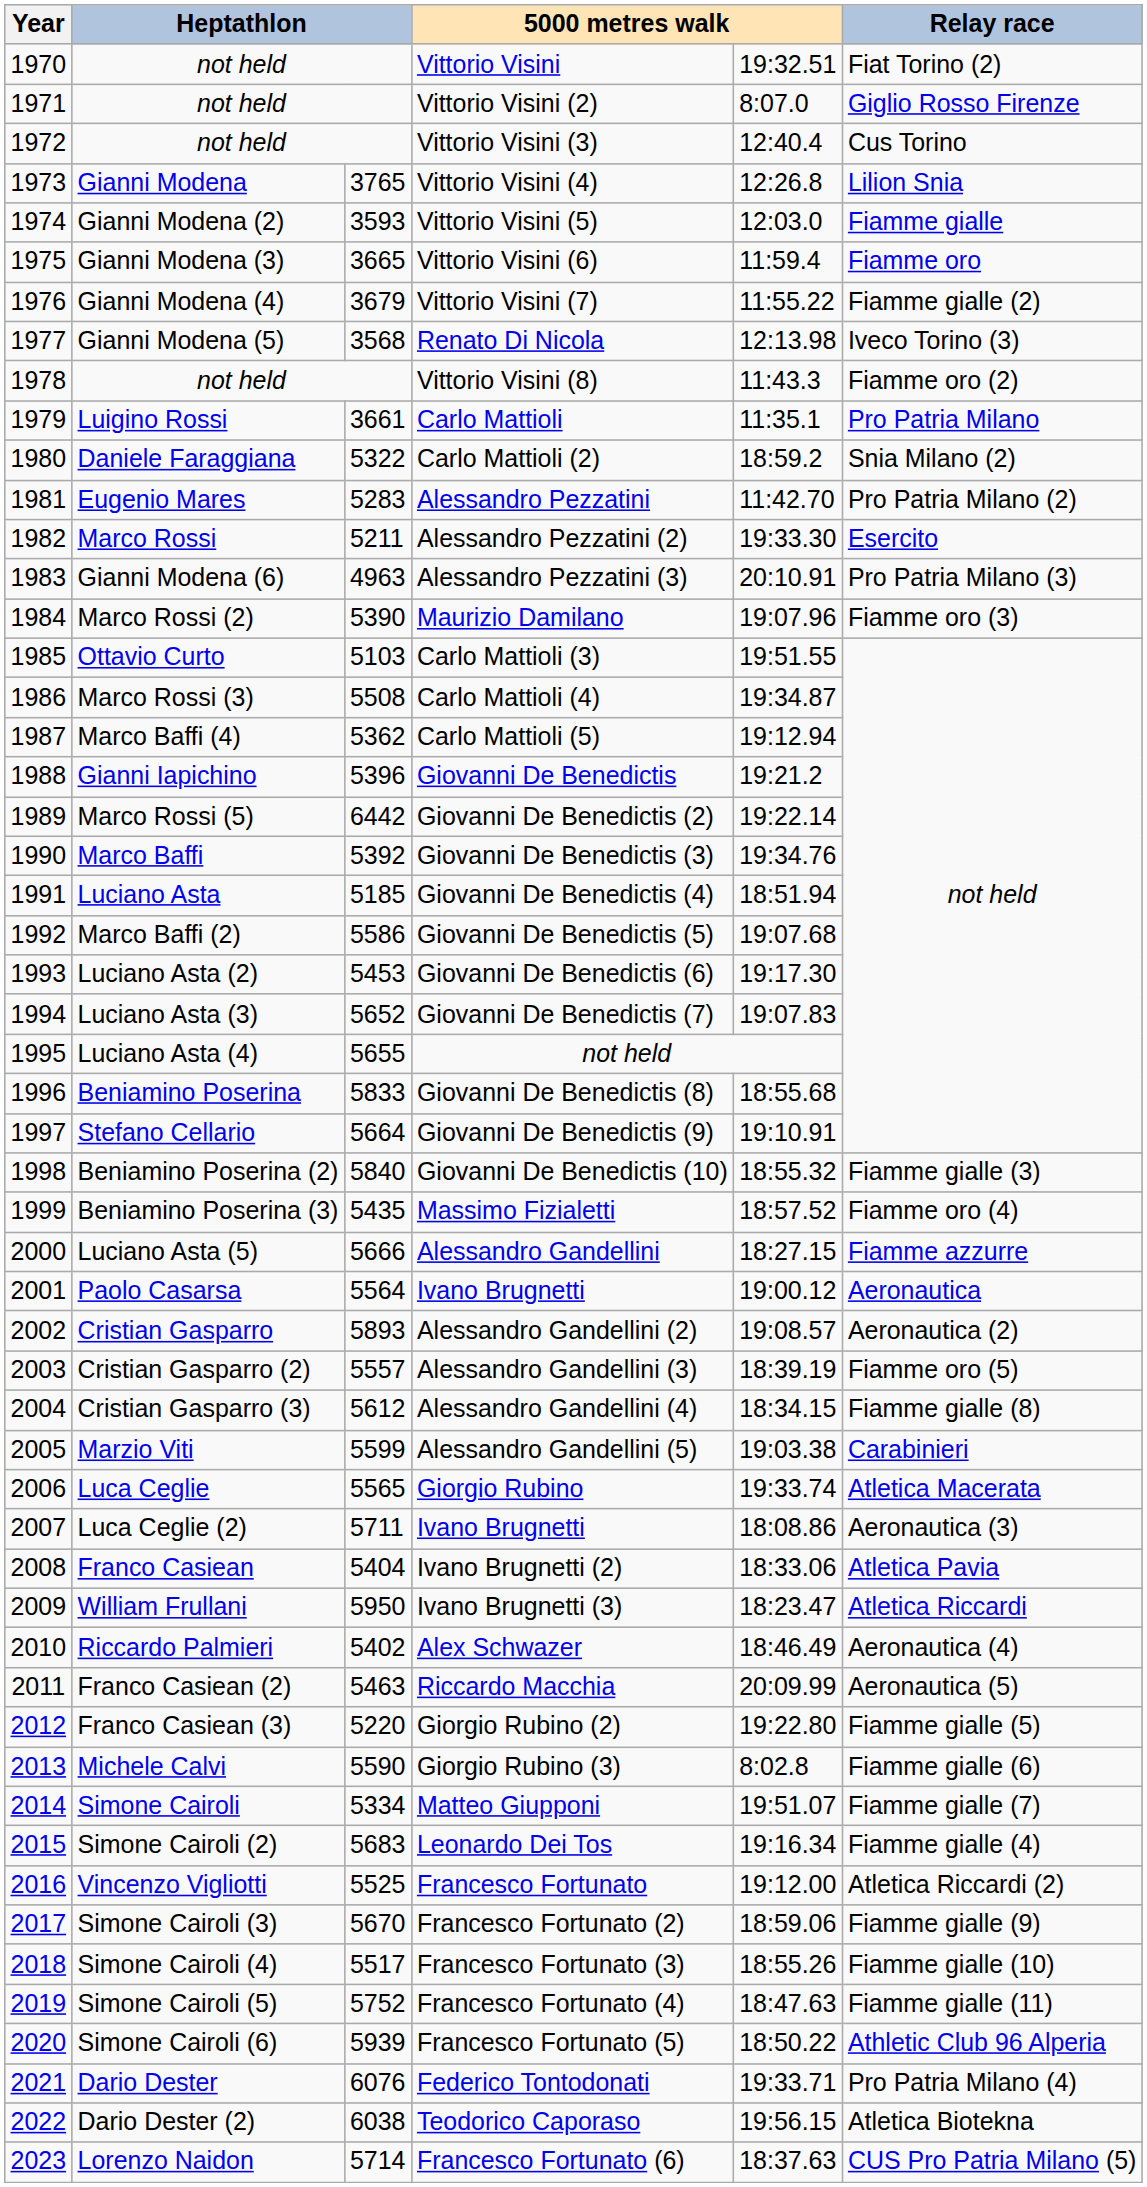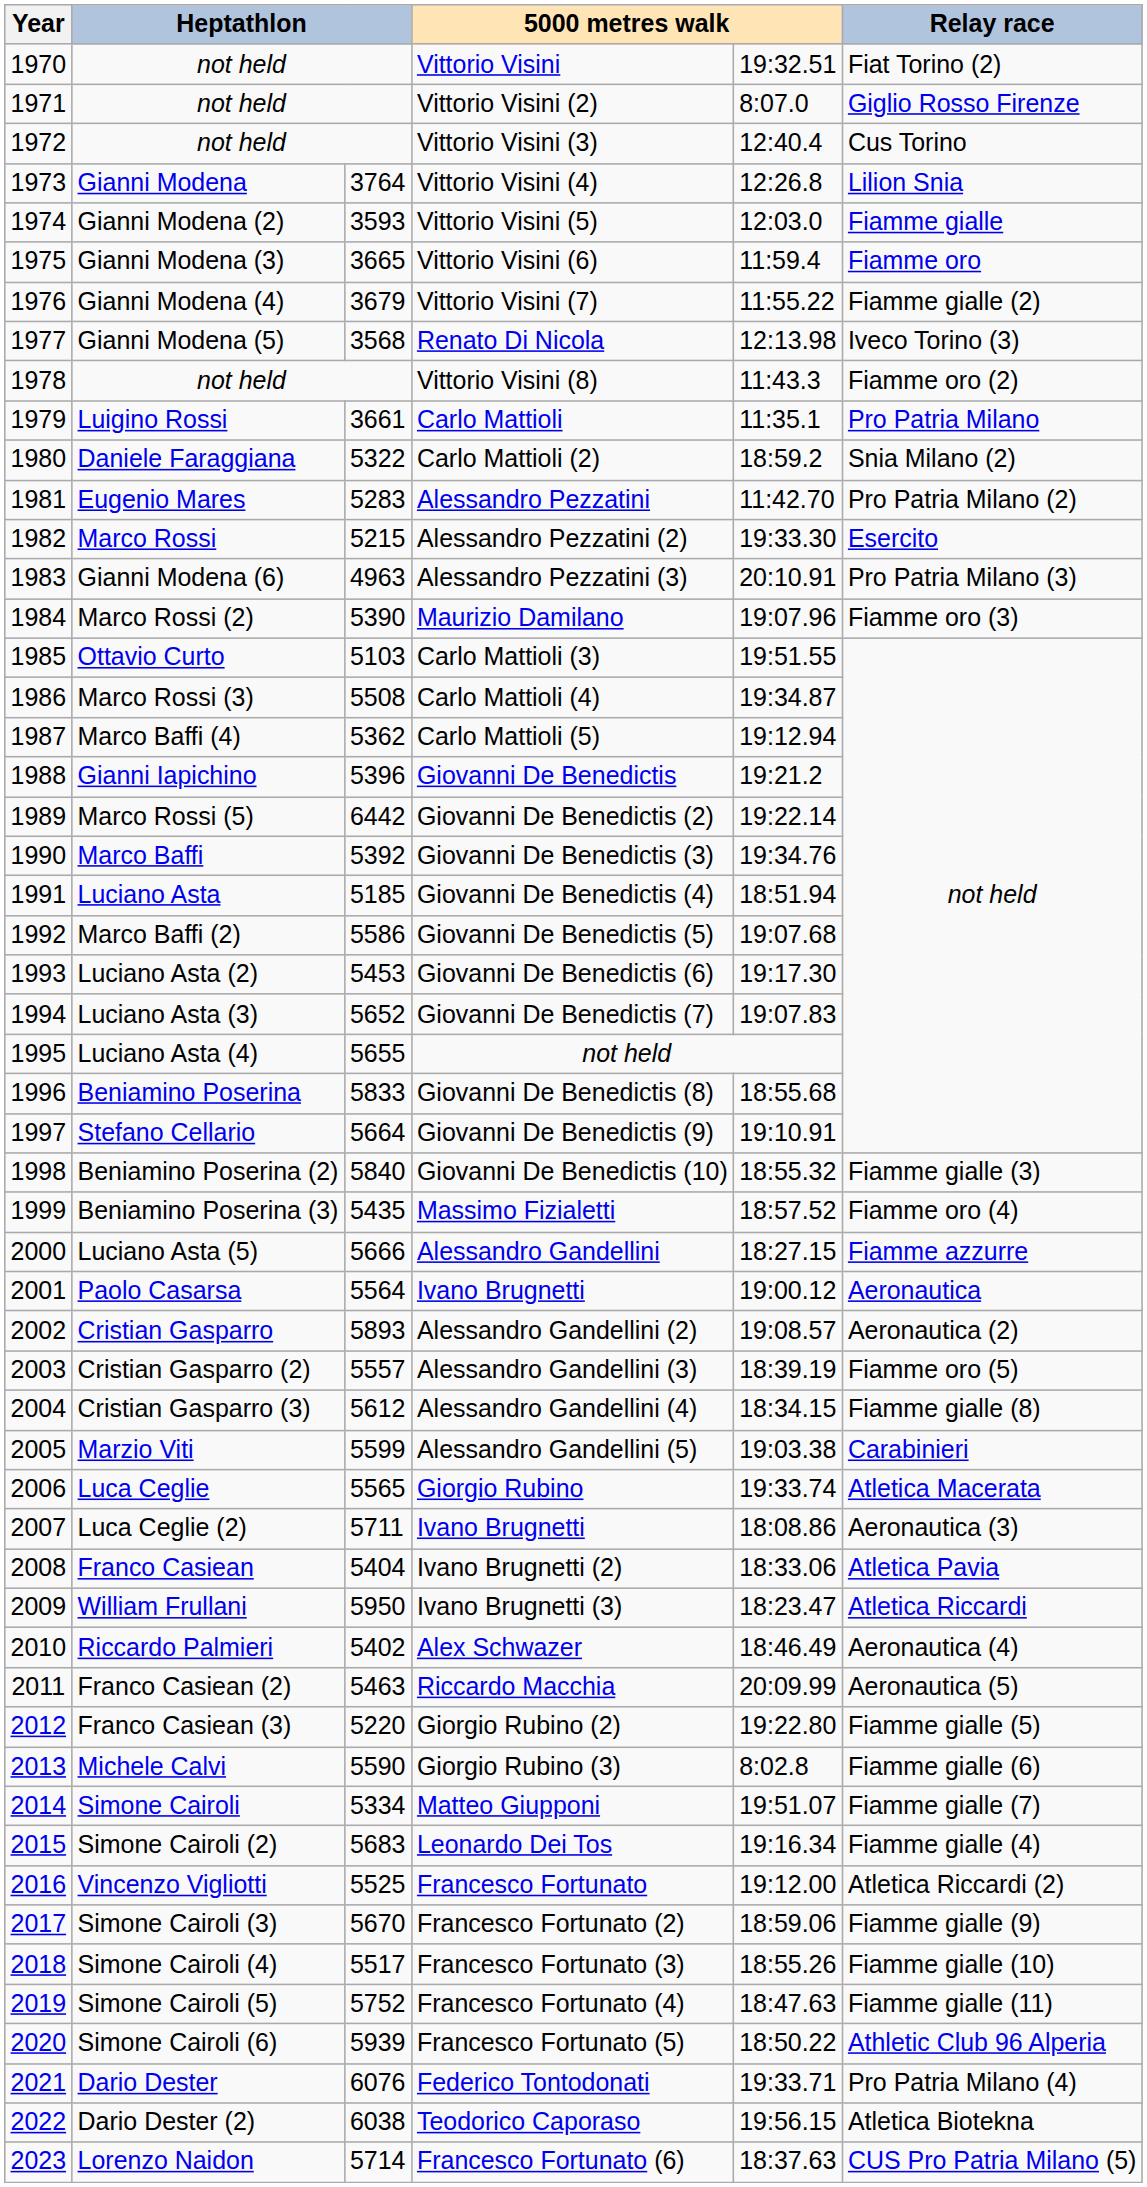(378, 182) 3765 -> (378, 182) 3764
(377, 538) 5211 -> (378, 538) 5215
